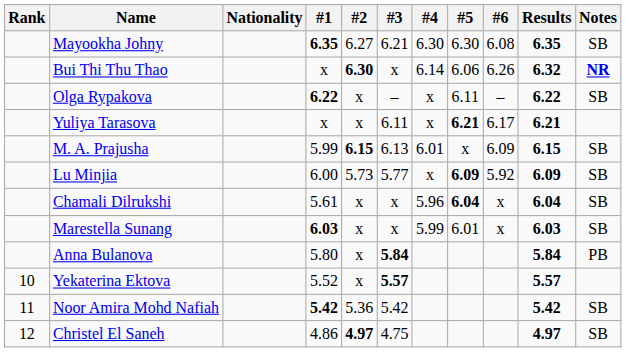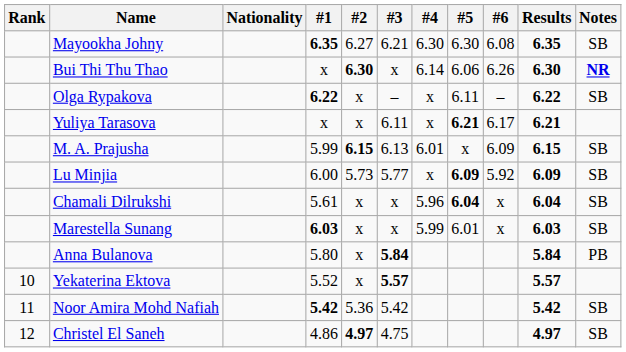(547, 70) 6.32 -> (547, 70) 6.30
